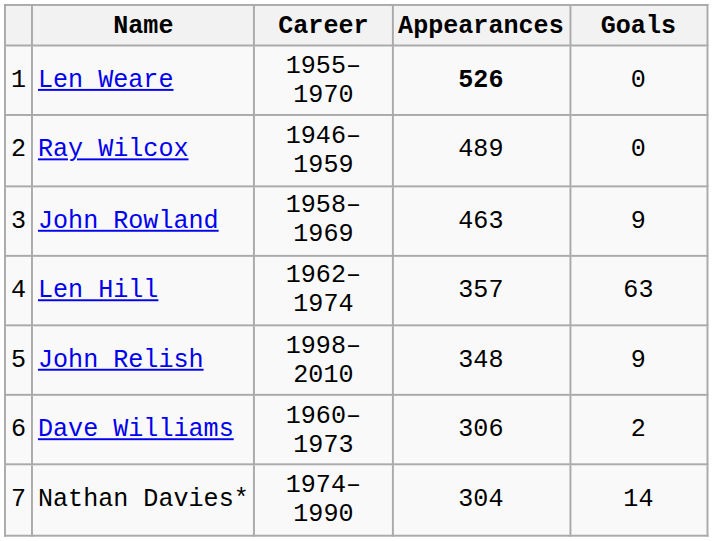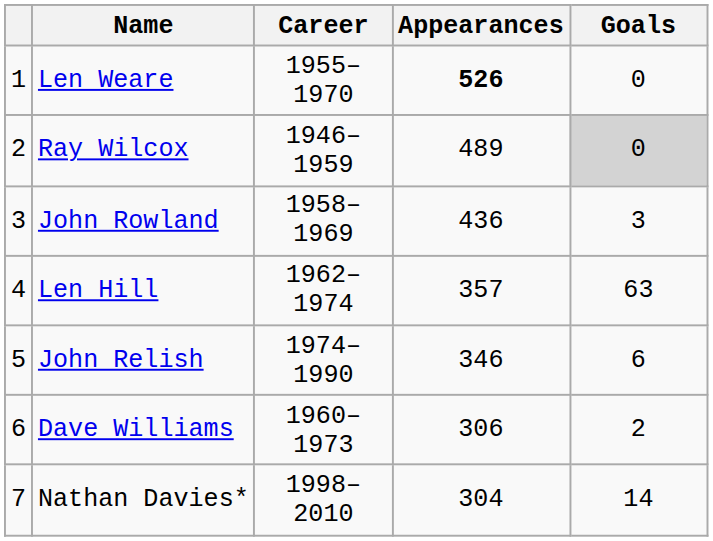(638, 151) no background -> (638, 151) lightgrey background
(481, 220) 463 -> (481, 220) 436
(638, 220) 9 -> (638, 220) 3
(323, 360) 1998–2010 -> (323, 360) 1974–1990
(481, 360) 348 -> (481, 360) 346
(638, 360) 9 -> (638, 360) 6
(323, 500) 1974–1990 -> (323, 500) 1998–2010
